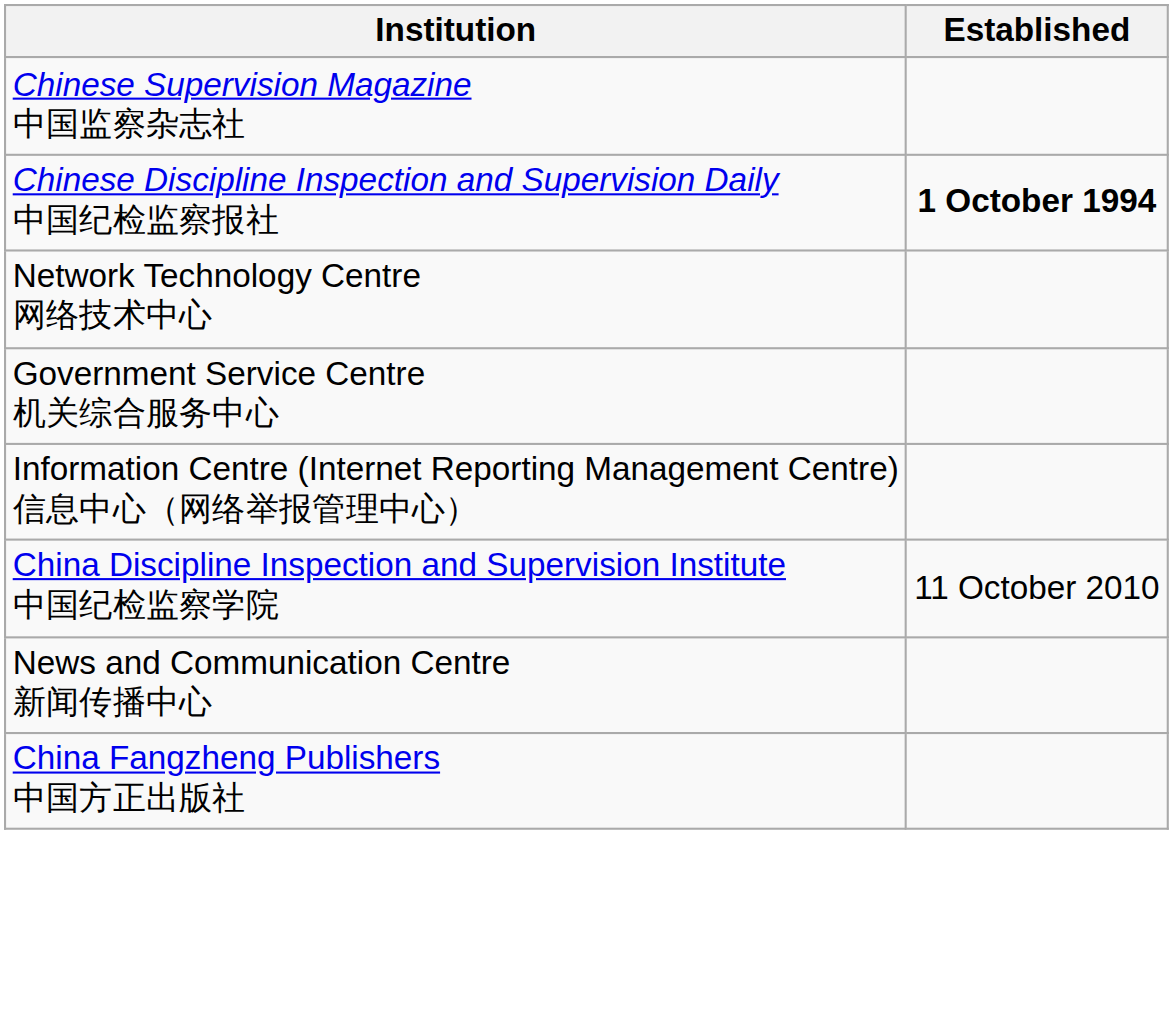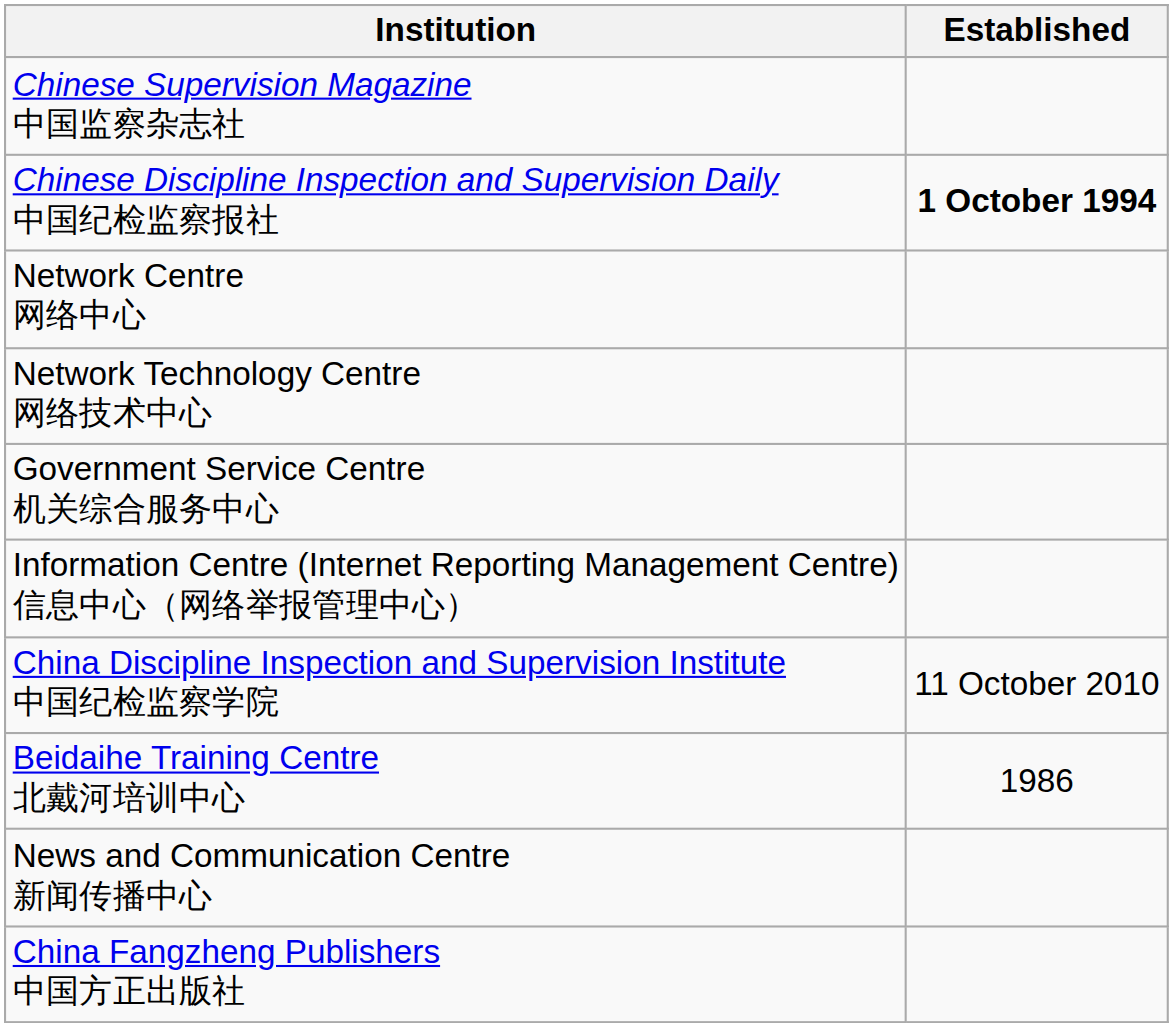+ row: (128, 296)
+ row: (196, 778)
